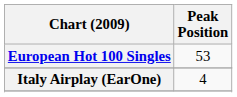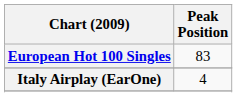(203, 56) 53 -> (203, 56) 83
